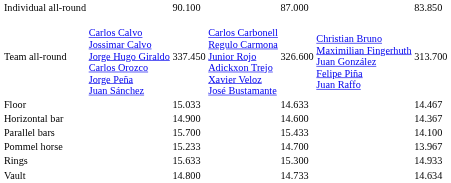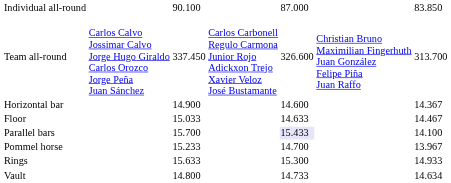rows swapped: (15, 105) <-> (34, 119)
(295, 133) no background -> (295, 133) lavender background
